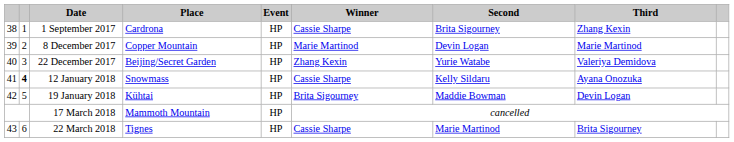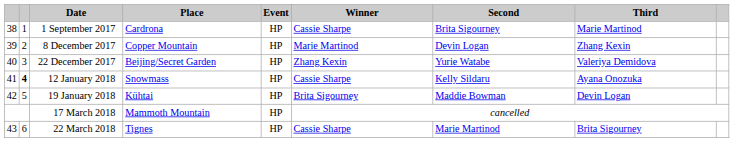(604, 29) Zhang Kexin -> (609, 29) Marie Martinod
(609, 45) Marie Martinod -> (604, 45) Zhang Kexin
